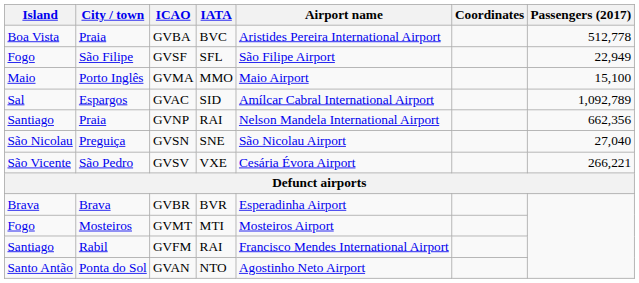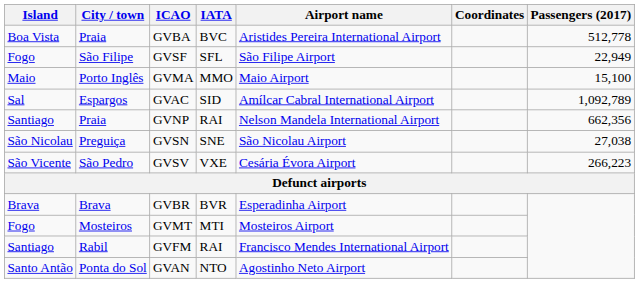(613, 141) 27,040 -> (613, 141) 27,038
(609, 162) 266,221 -> (609, 162) 266,223
